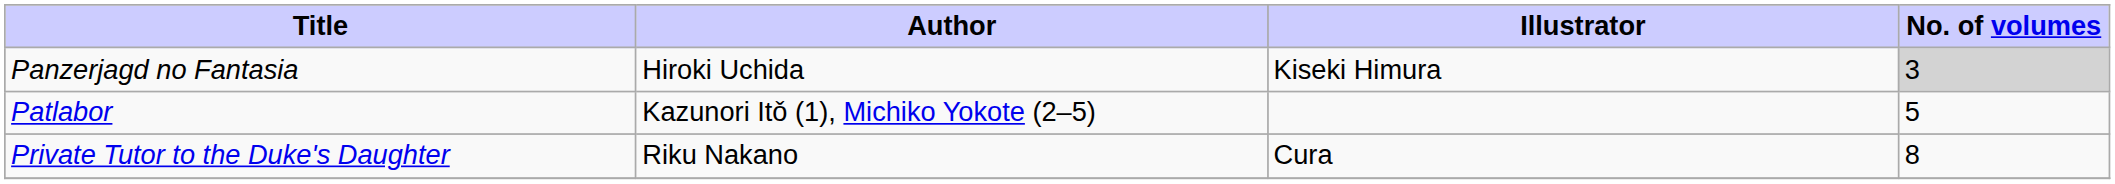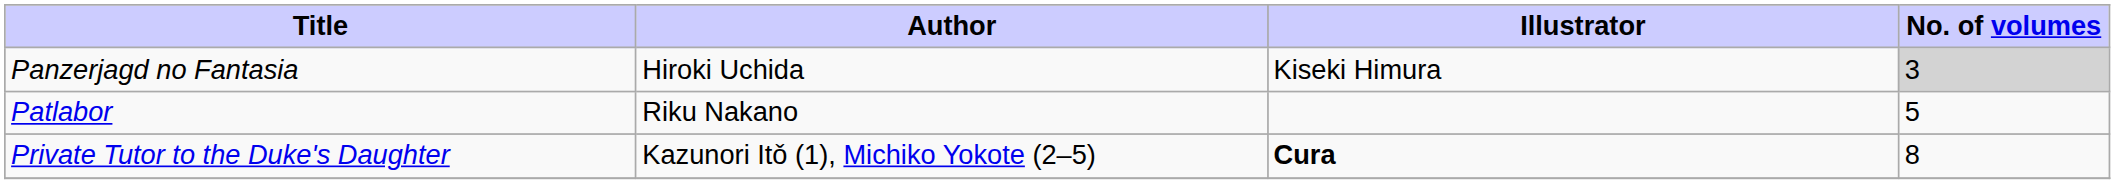(869, 112) Kazunori Itǒ (1), Michiko Yokote (2–5) -> (720, 112) Riku Nakano
(720, 155) Riku Nakano -> (869, 155) Kazunori Itǒ (1), Michiko Yokote (2–5)
(1303, 155) normal -> (1305, 155) bold
